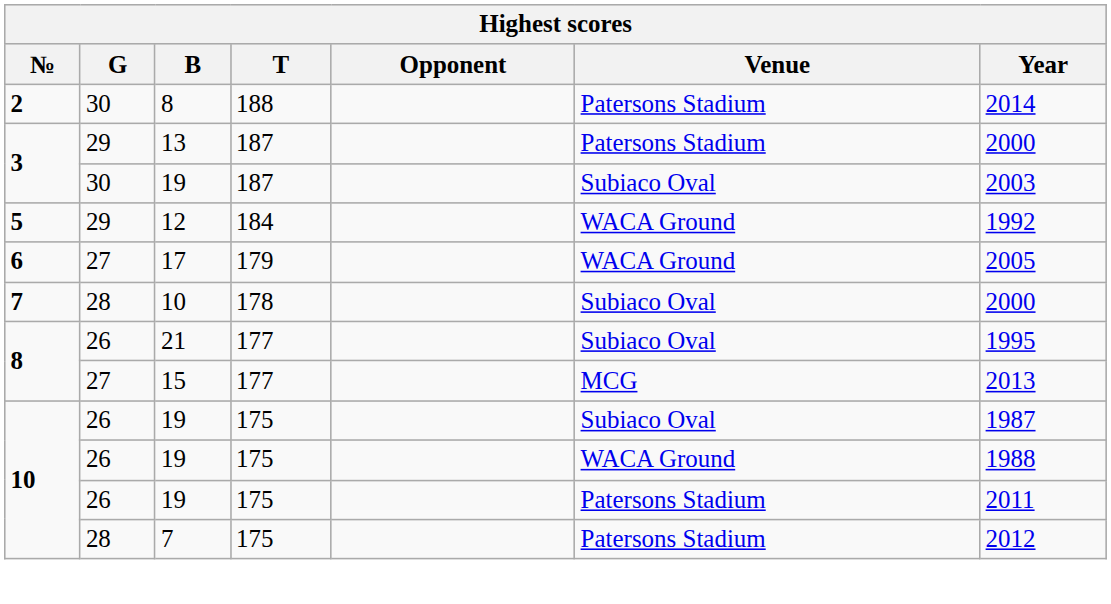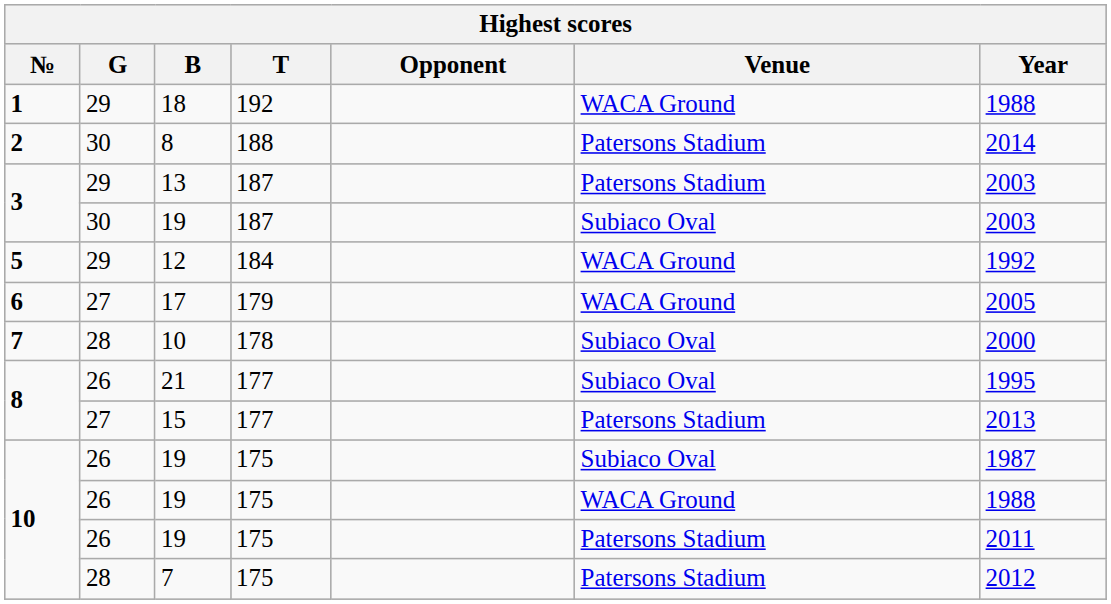+ row: (17, 103)
(1011, 143) 2000 -> (1011, 182) 2003
(609, 380) MCG -> (673, 420) Patersons Stadium
